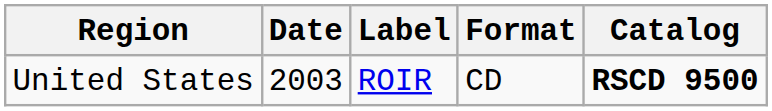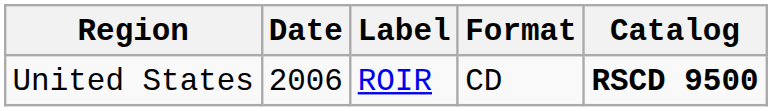(306, 81) 2003 -> (306, 81) 2006
